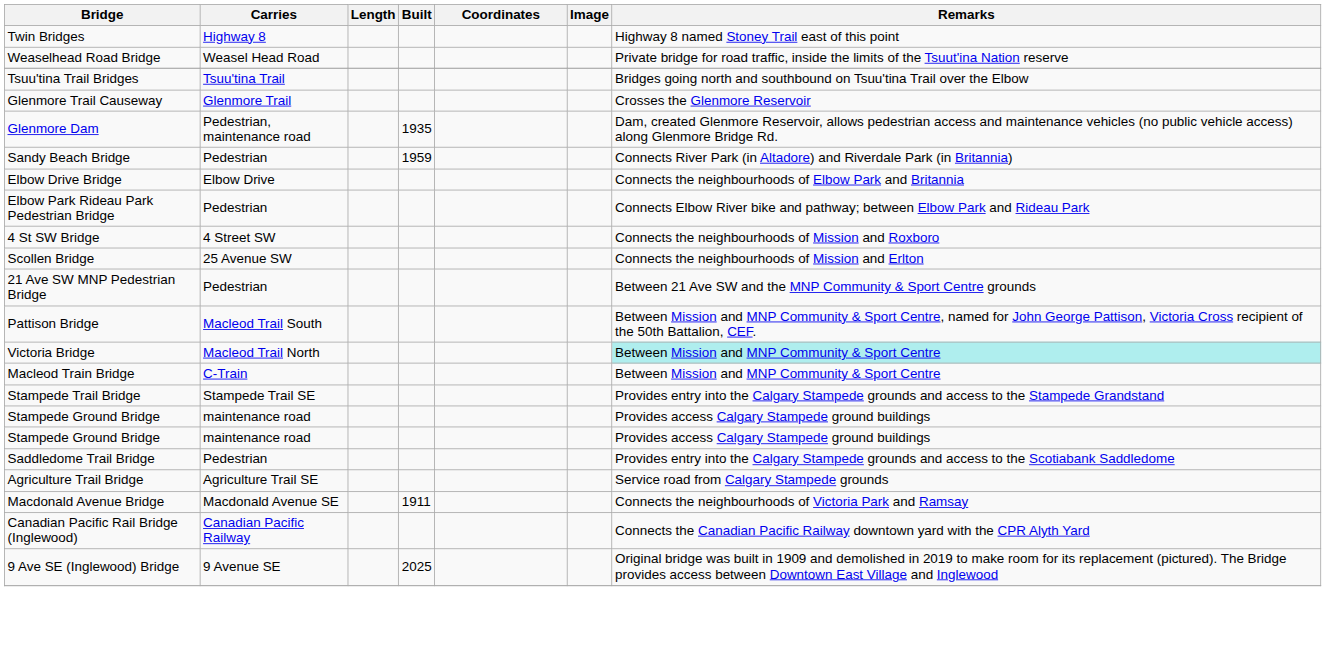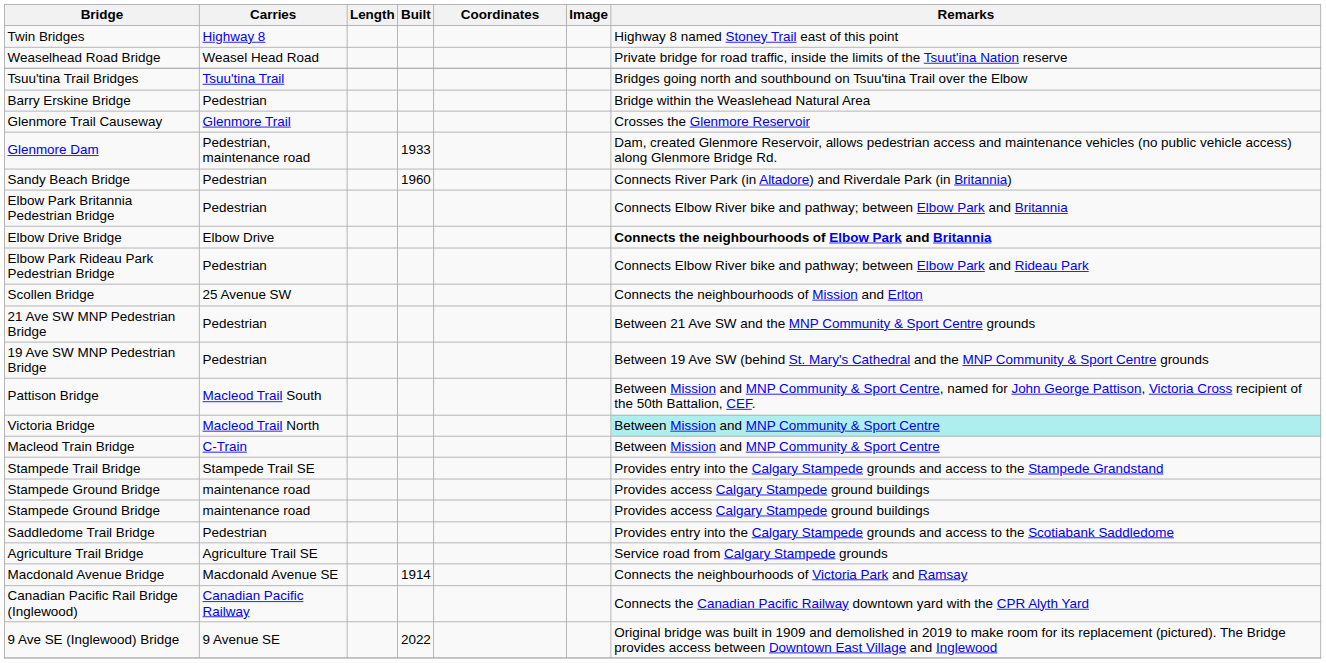+ row: (69, 100)
(417, 129) 1935 -> (416, 150) 1933
(417, 158) 1959 -> (416, 179) 1960
+ row: (70, 208)
(790, 179) normal -> (803, 237) bold
- row: (53, 237)
+ row: (91, 360)
(416, 501) 1911 -> (416, 574) 1914
(417, 567) 2025 -> (416, 640) 2022
